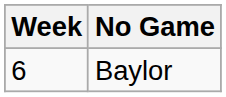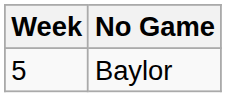(19, 70) 6 -> (19, 70) 5
